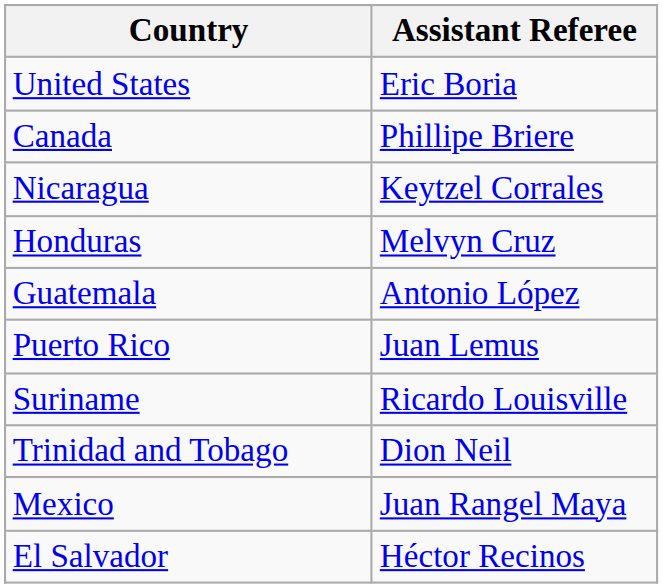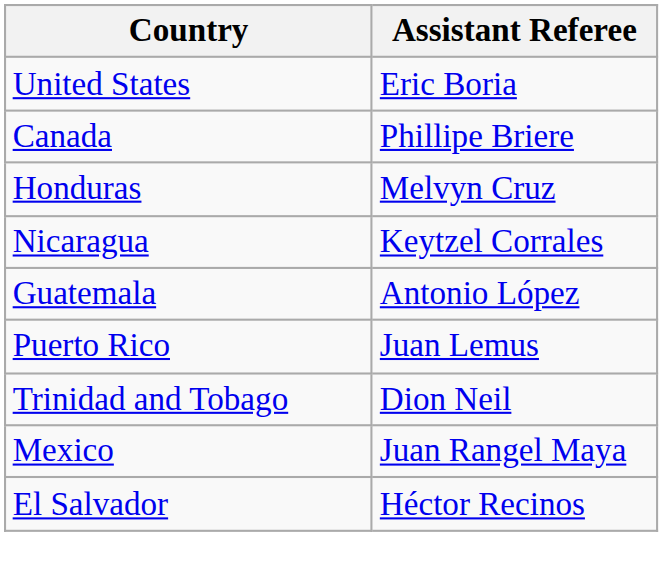rows swapped: (81, 188) <-> (77, 240)
- row: (76, 398)
